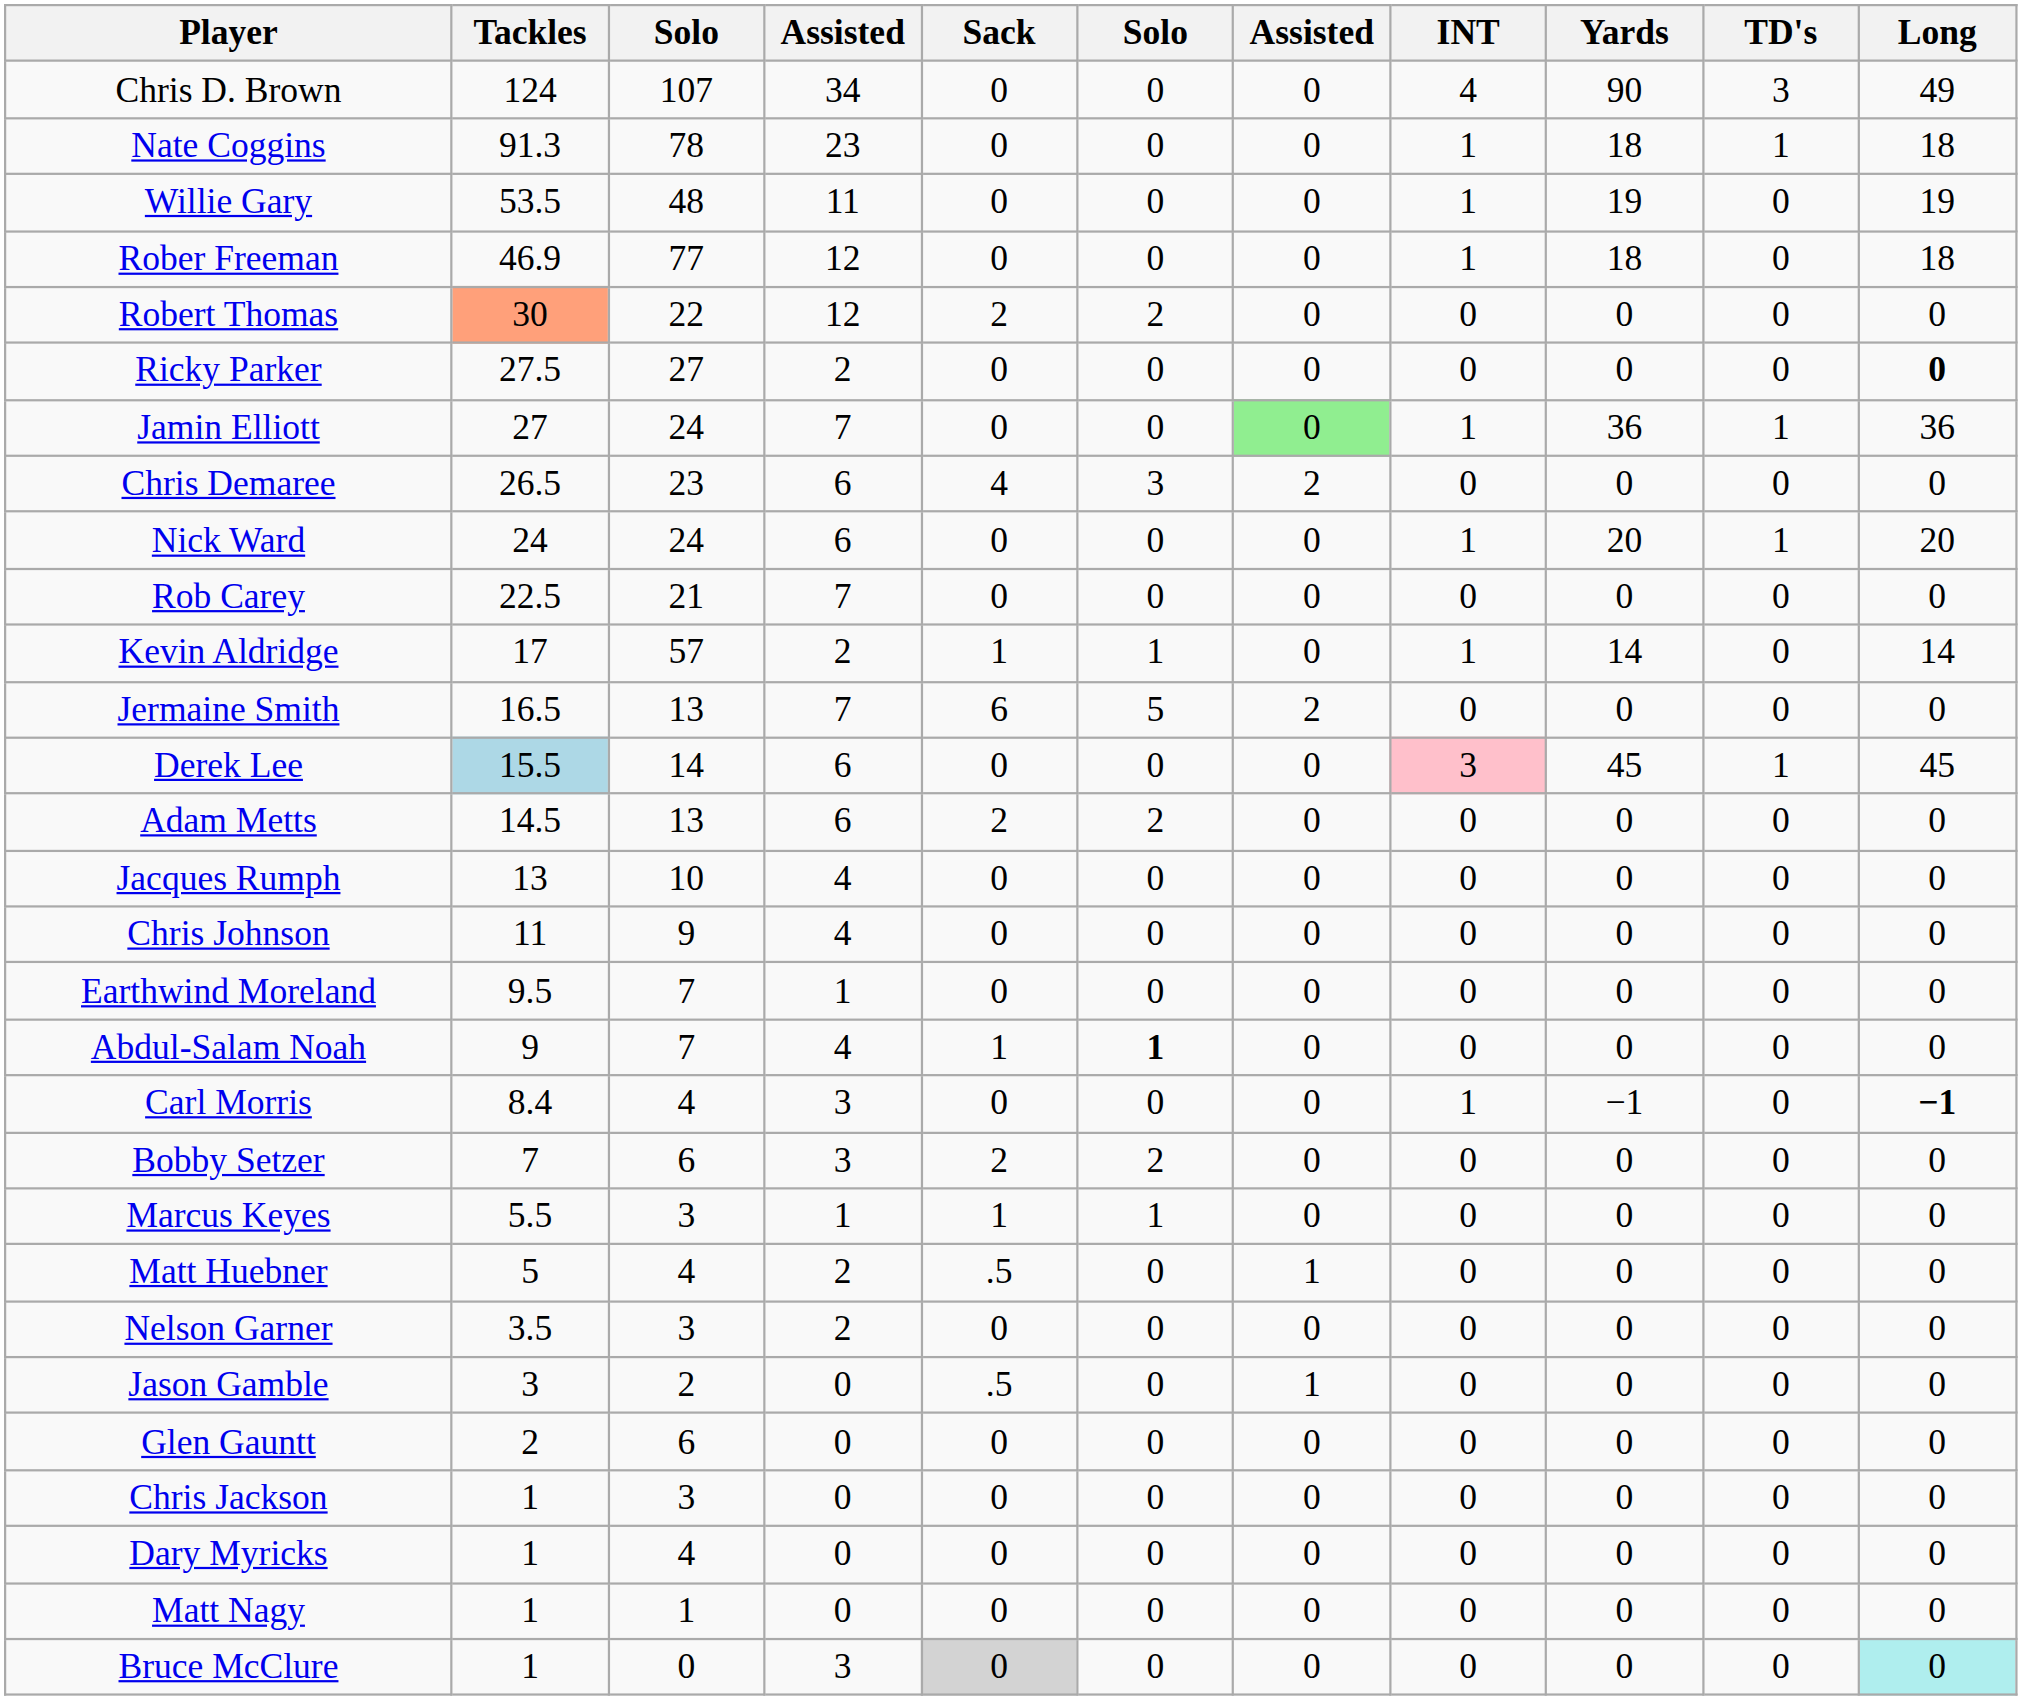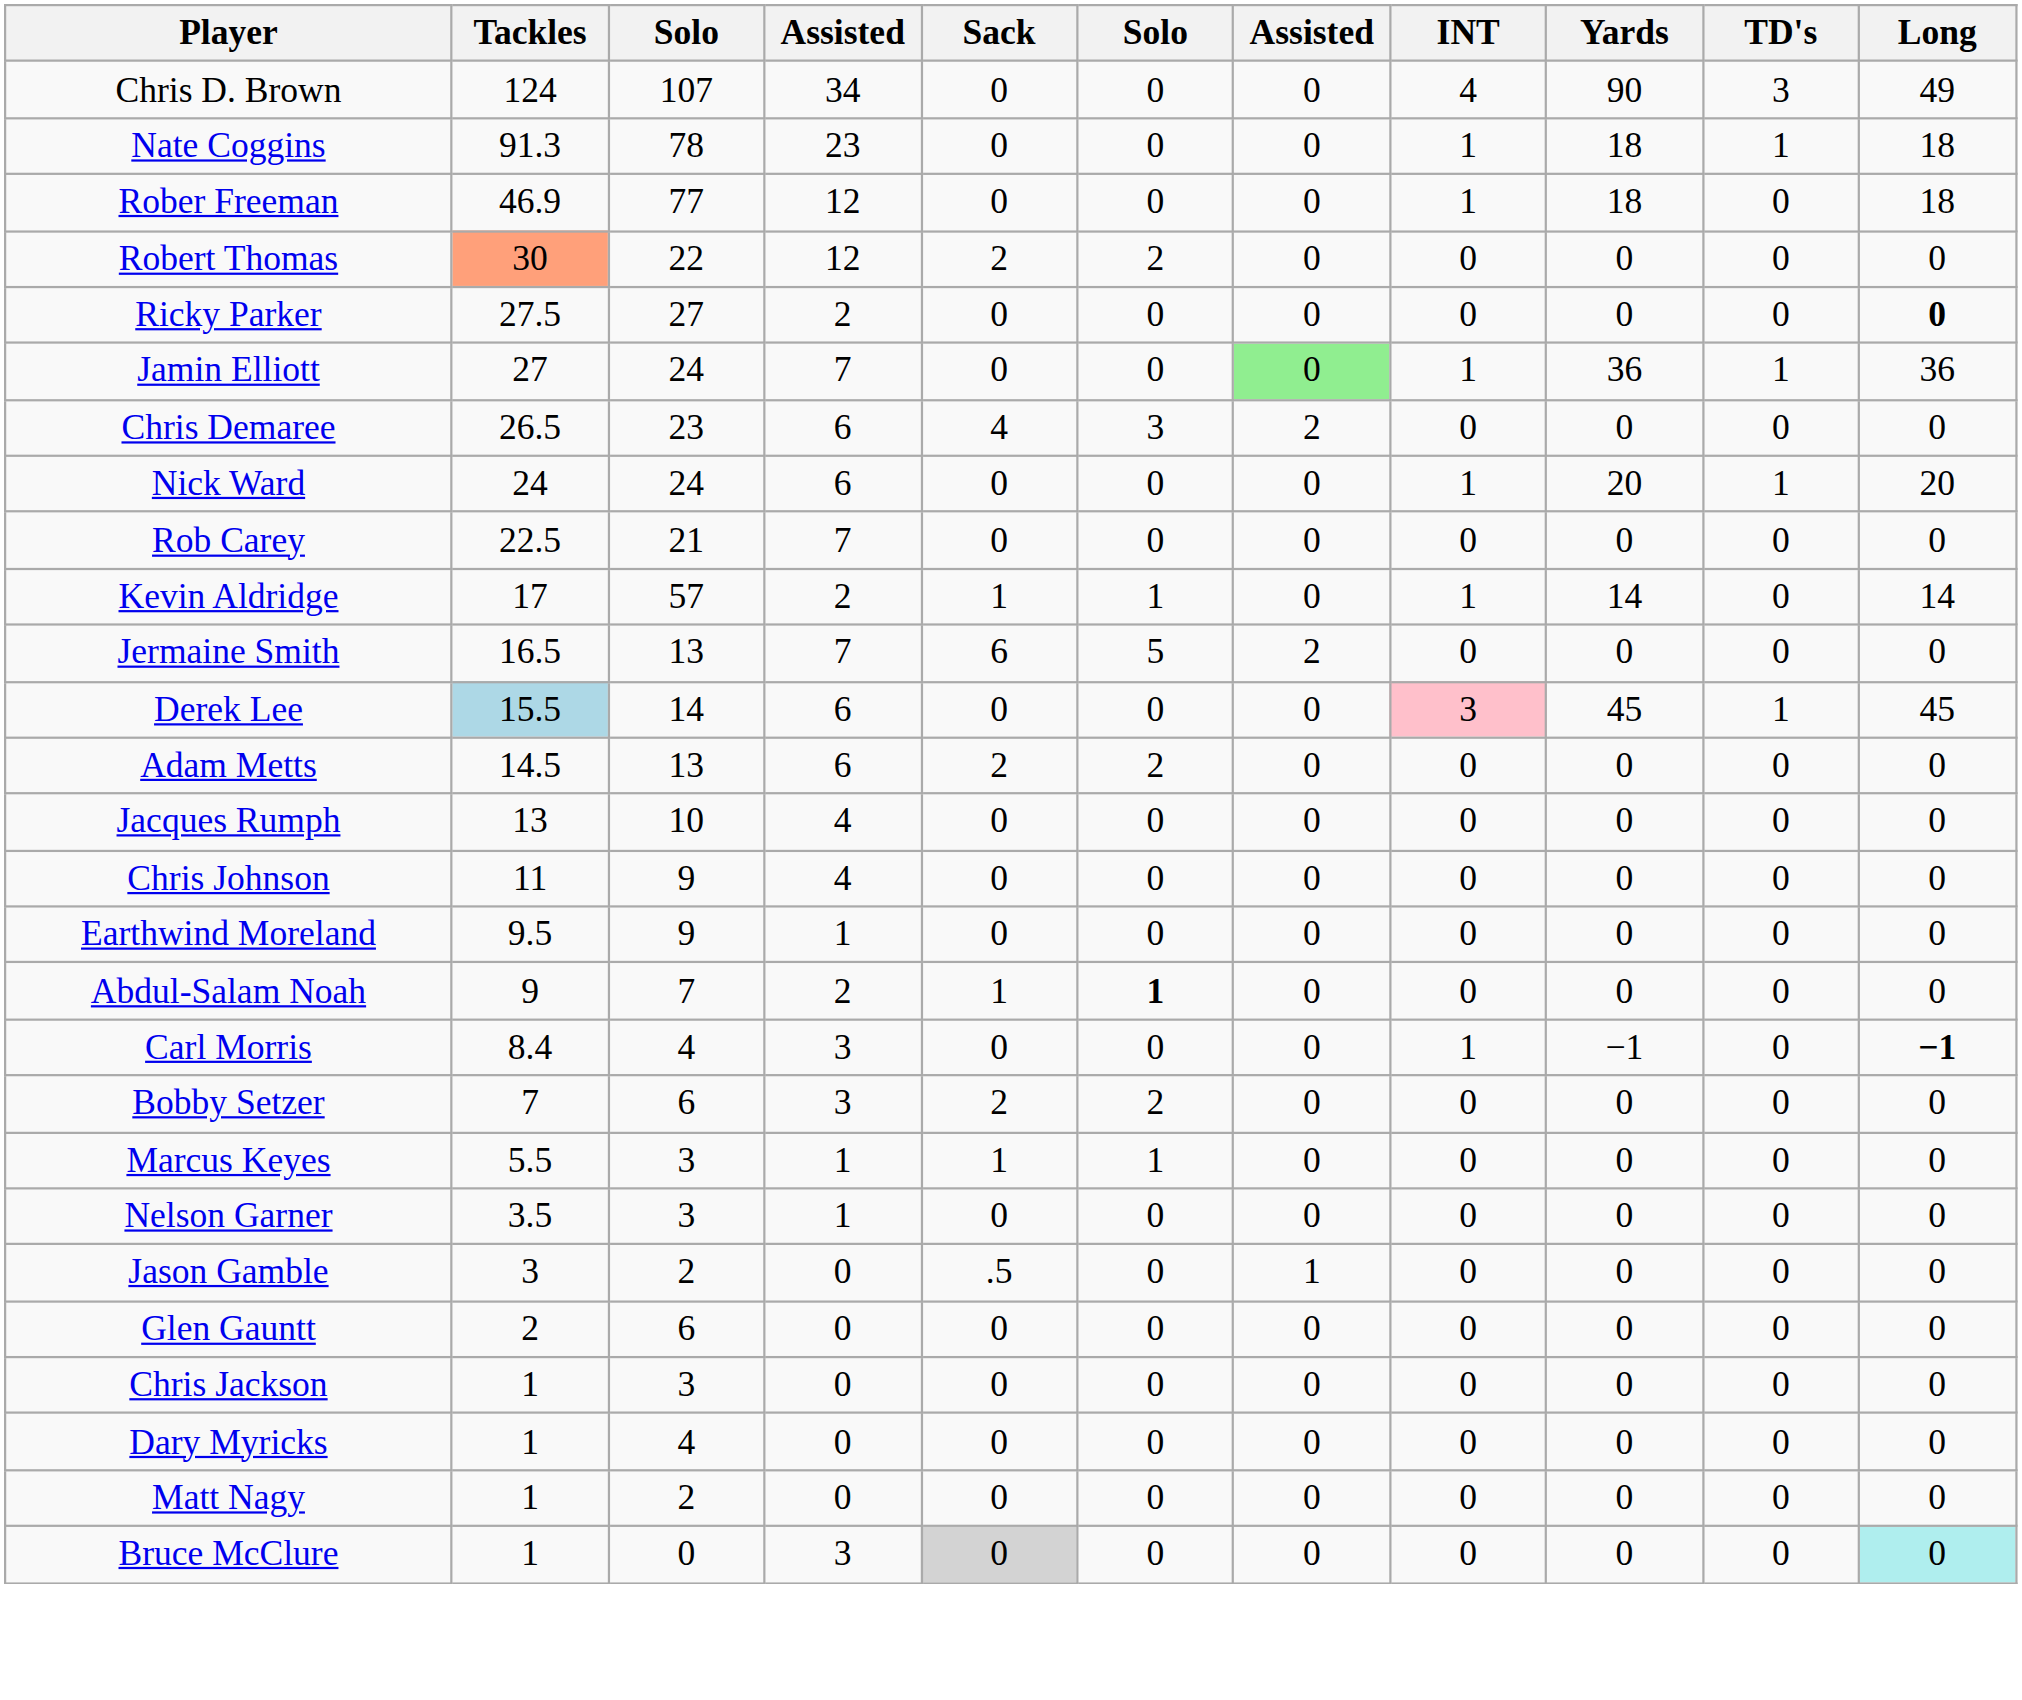- row: (228, 201)
(686, 990) 7 -> (686, 933) 9
(843, 1046) 4 -> (843, 990) 2
- row: (228, 1271)
(843, 1328) 2 -> (843, 1215) 1
(686, 1609) 1 -> (686, 1497) 2
